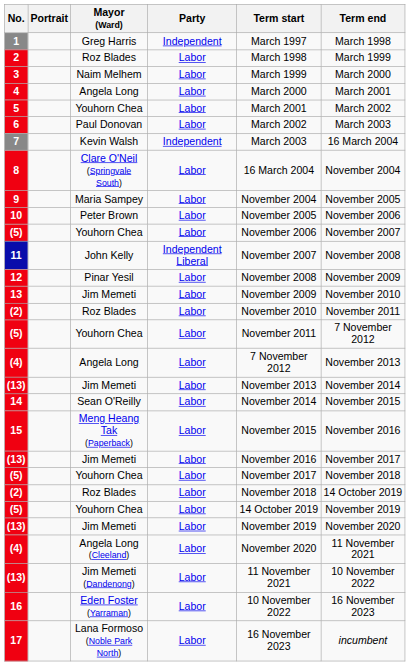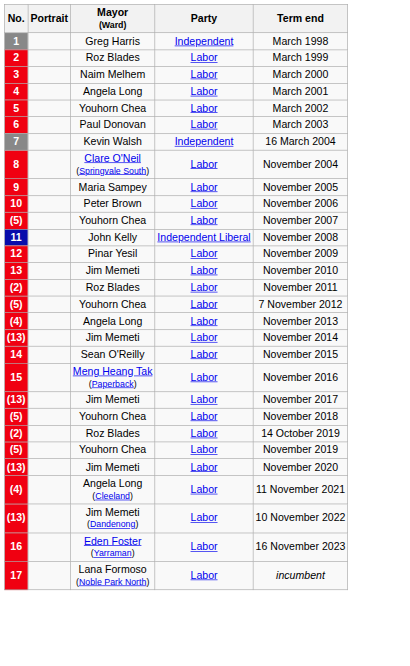- column: (279, 18)
